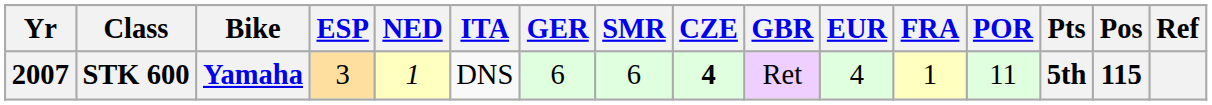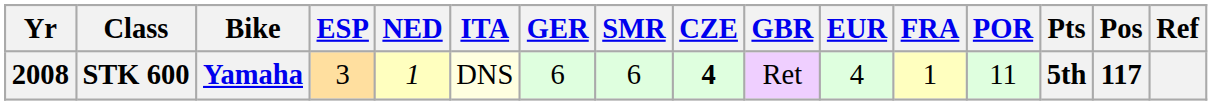(40, 74) 2007 -> (40, 74) 2008
(485, 74) no background -> (485, 74) lightyellow background
(1121, 74) 115 -> (1121, 74) 117
